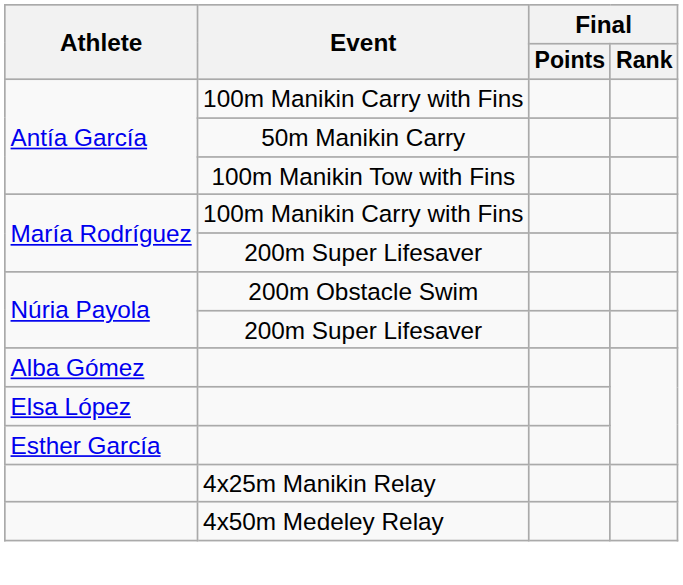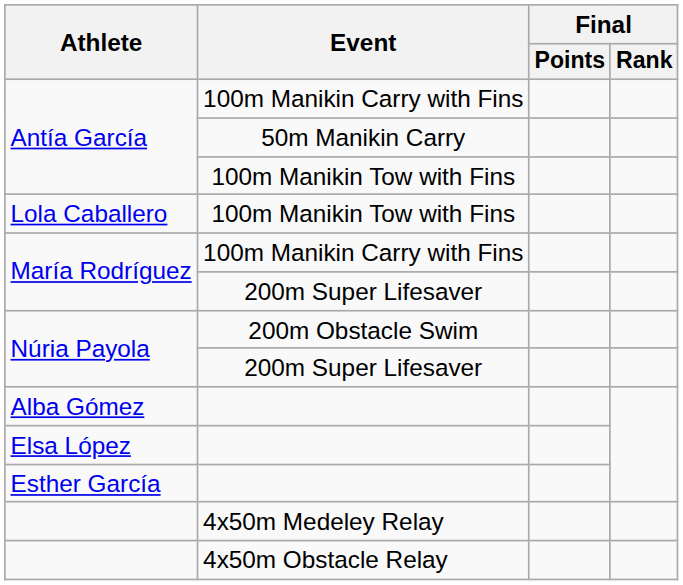+ row: (89, 215)
- row: (101, 484)
+ row: (101, 561)
